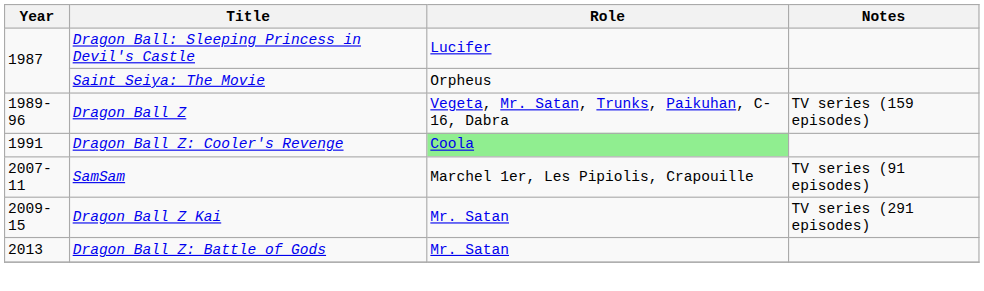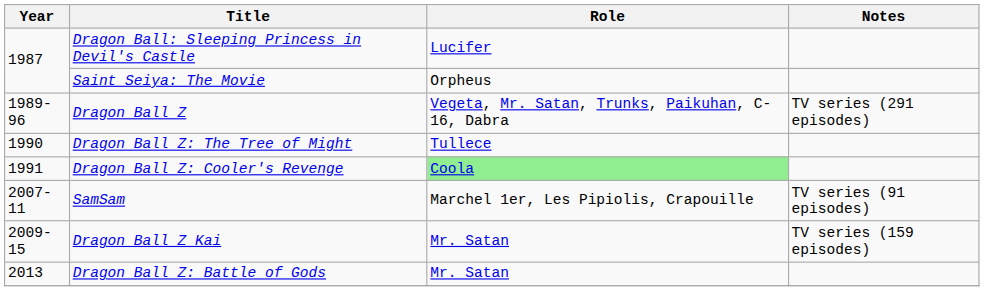(853, 113) TV series (159 episodes) -> (853, 113) TV series (291 episodes)
+ row: (212, 145)
(853, 218) TV series (291 episodes) -> (853, 241) TV series (159 episodes)
